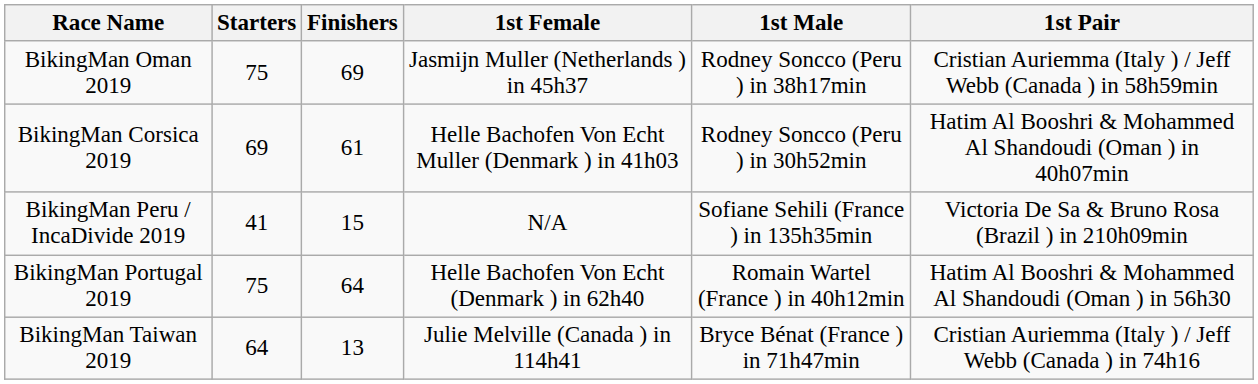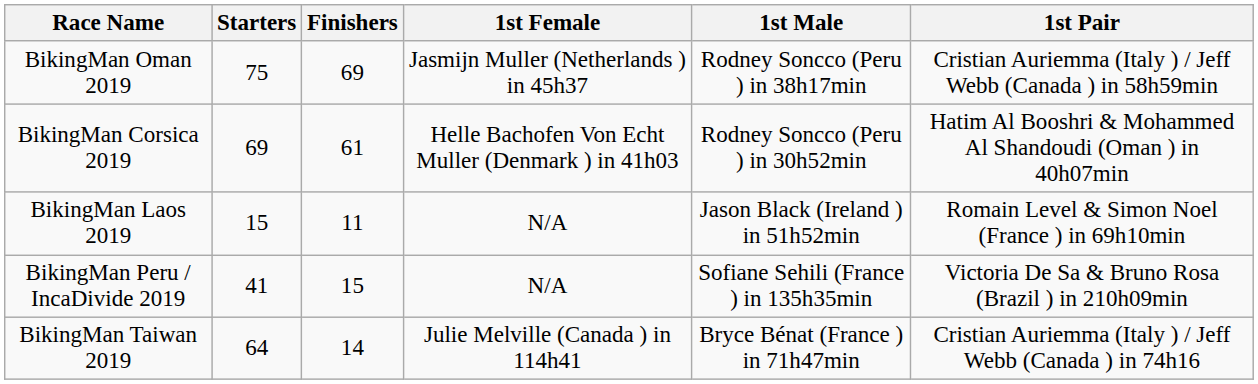+ row: (108, 223)
- row: (108, 285)
(352, 348) 13 -> (352, 348) 14
